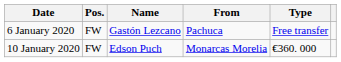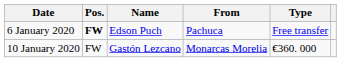(93, 30) normal -> (94, 30) bold
(145, 30) Gastón Lezcano -> (136, 30) Edson Puch
(136, 48) Edson Puch -> (145, 48) Gastón Lezcano
